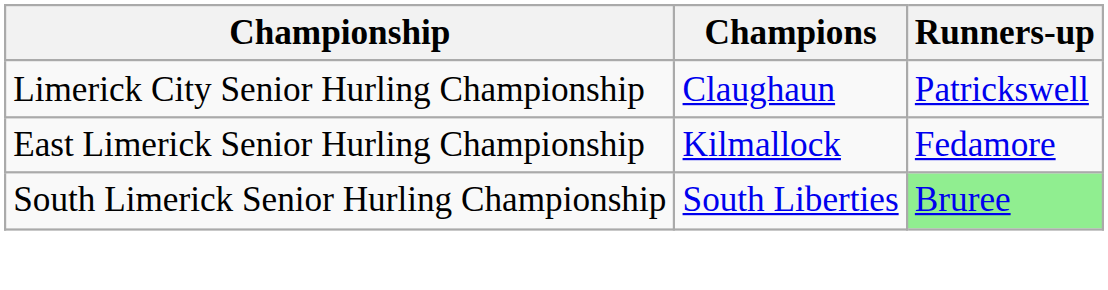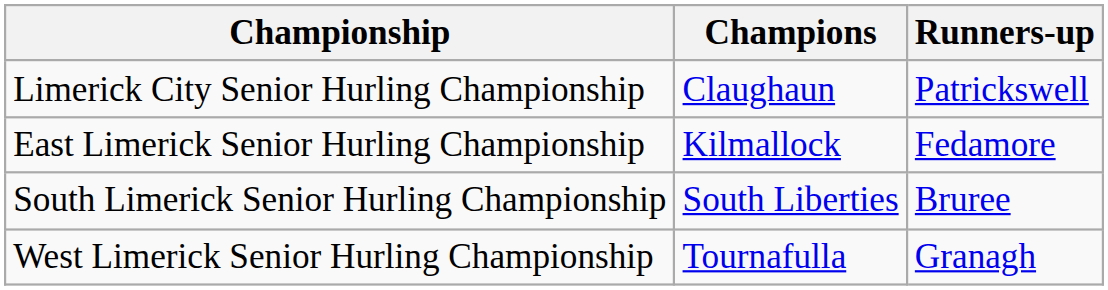(963, 199) lightgreen background -> (963, 199) no background
+ row: (333, 255)
